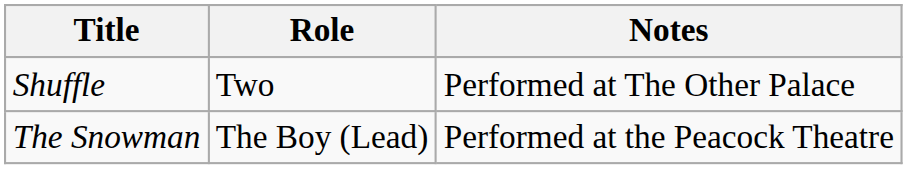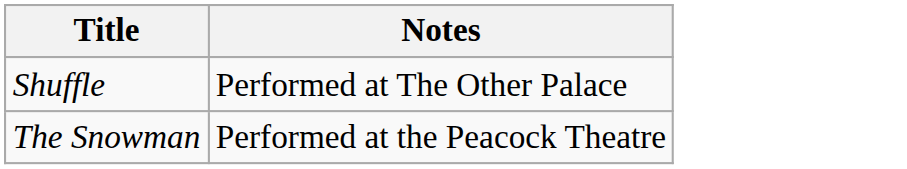- column: (322, 30)
